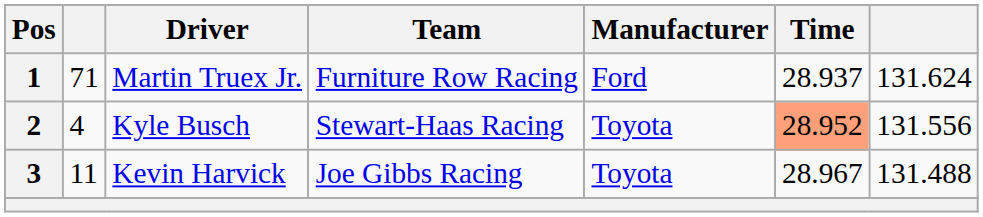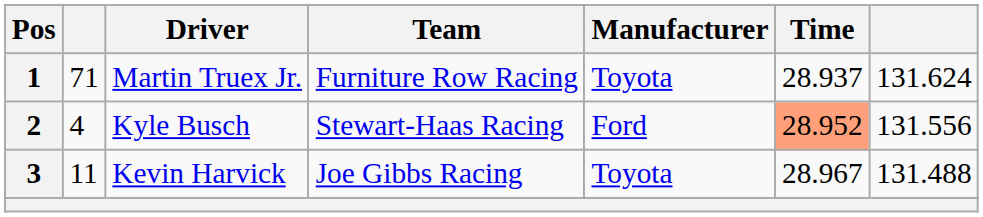(619, 77) Ford -> (632, 77) Toyota
(632, 125) Toyota -> (619, 125) Ford
